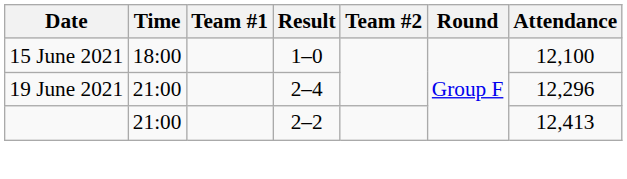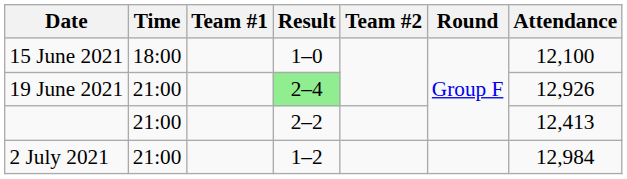(307, 88) no background -> (307, 88) lightgreen background
(565, 88) 12,296 -> (565, 88) 12,926
+ row: (59, 156)
